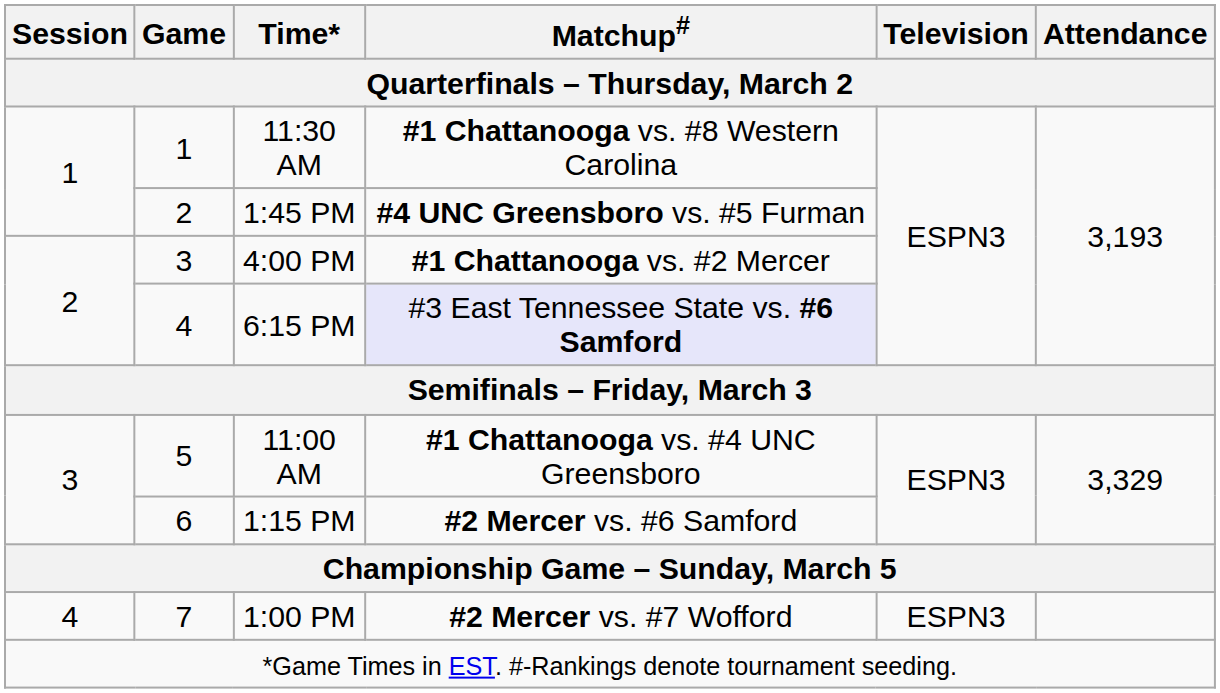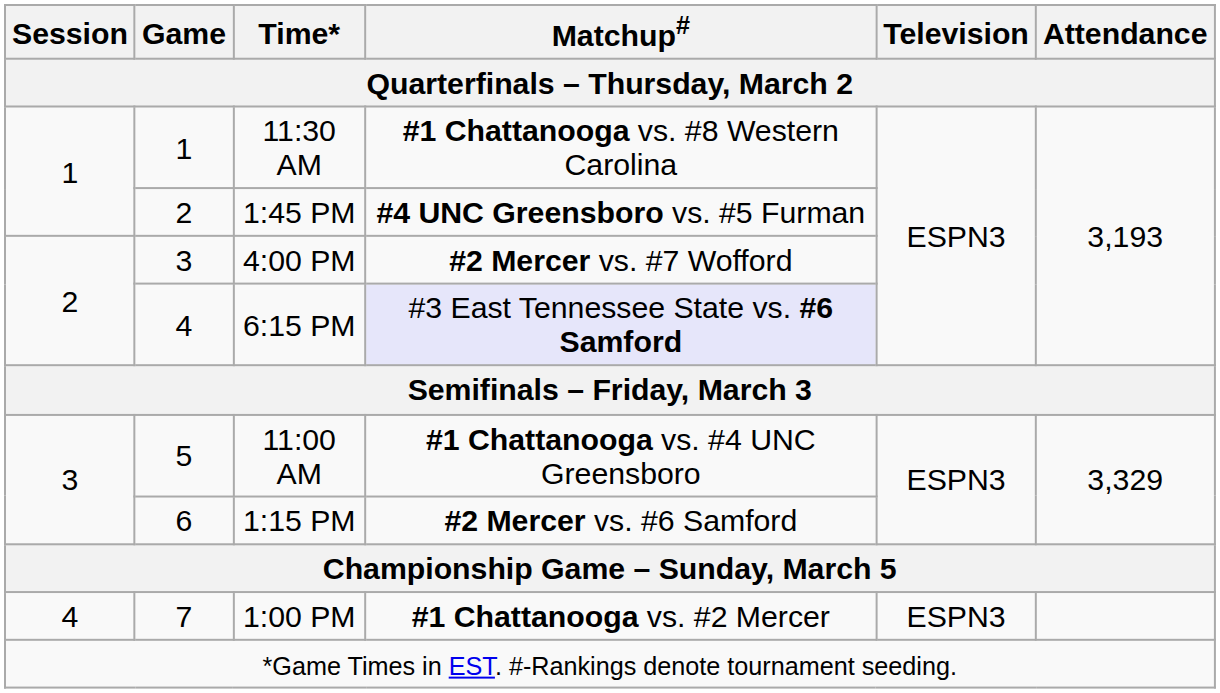(621, 261) #1 Chattanooga vs. #2 Mercer -> (621, 261) #2 Mercer vs. #7 Wofford
(621, 616) #2 Mercer vs. #7 Wofford -> (621, 616) #1 Chattanooga vs. #2 Mercer
